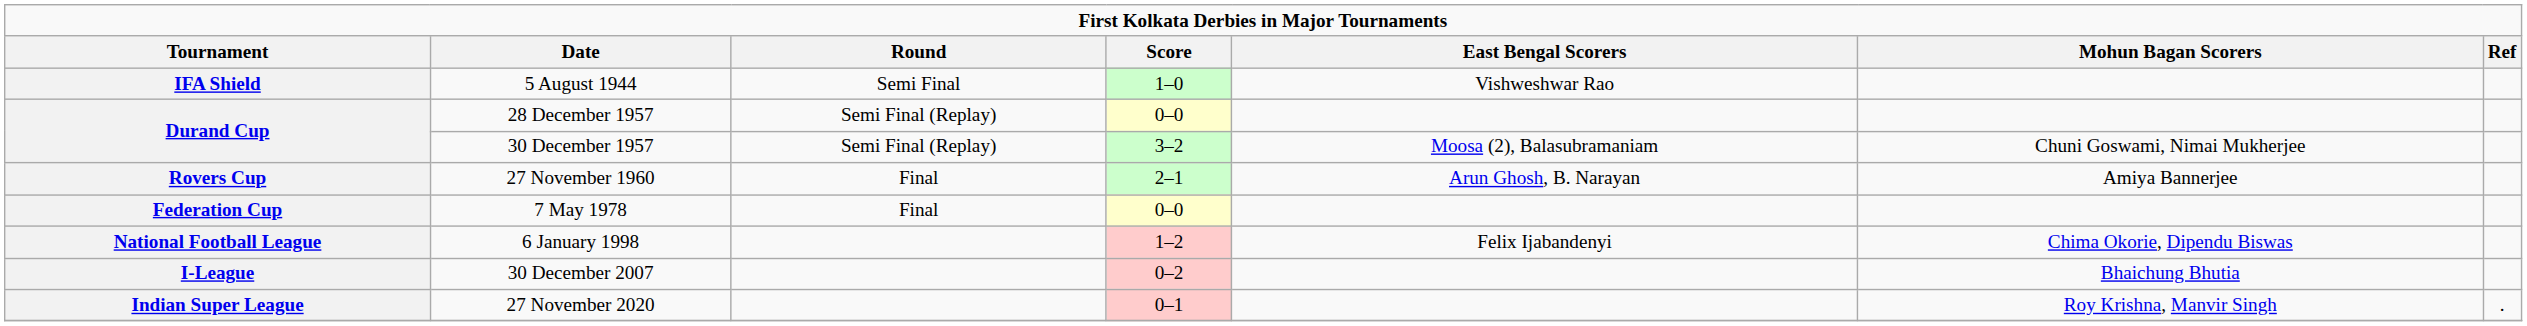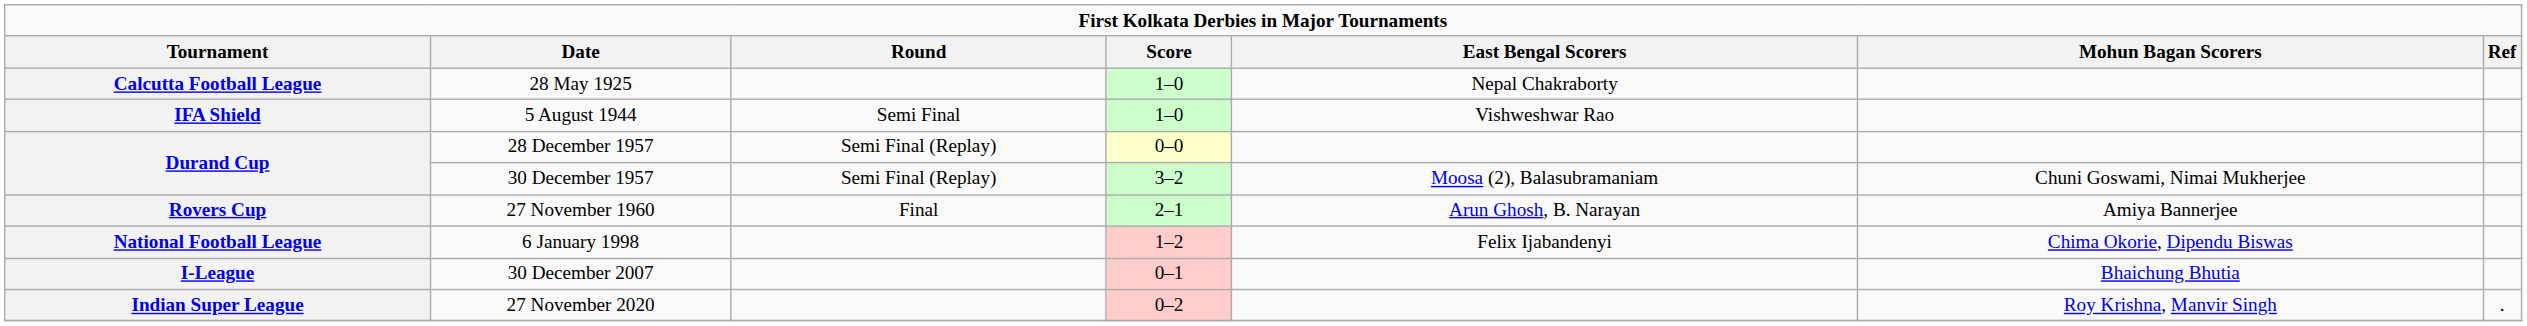+ row: (581, 83)
- row: (581, 209)
(1169, 273) 0–2 -> (1169, 273) 0–1
(1169, 304) 0–1 -> (1169, 304) 0–2
